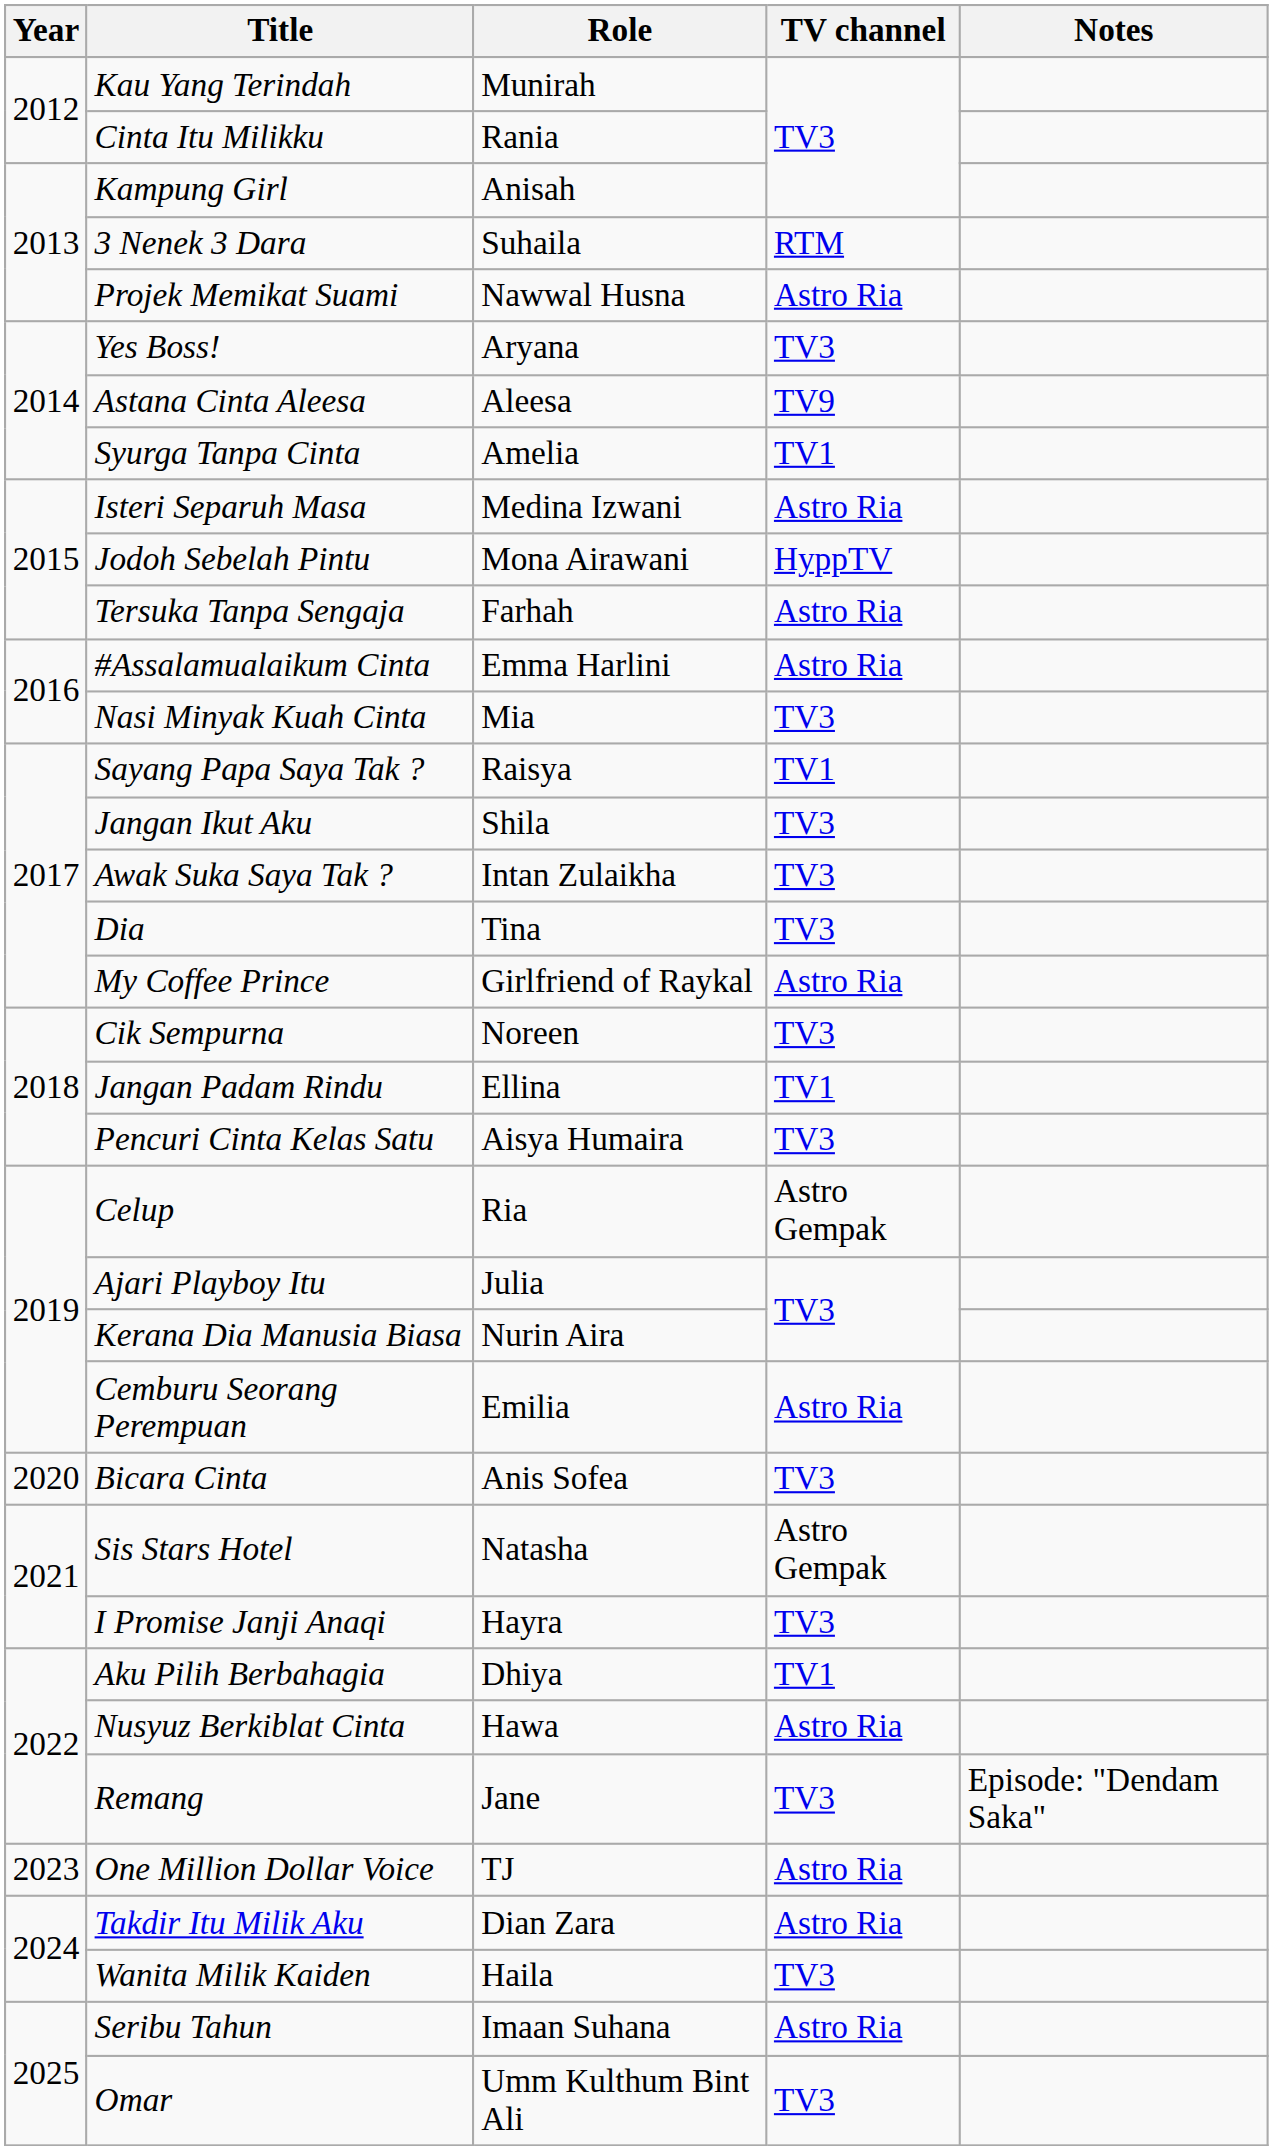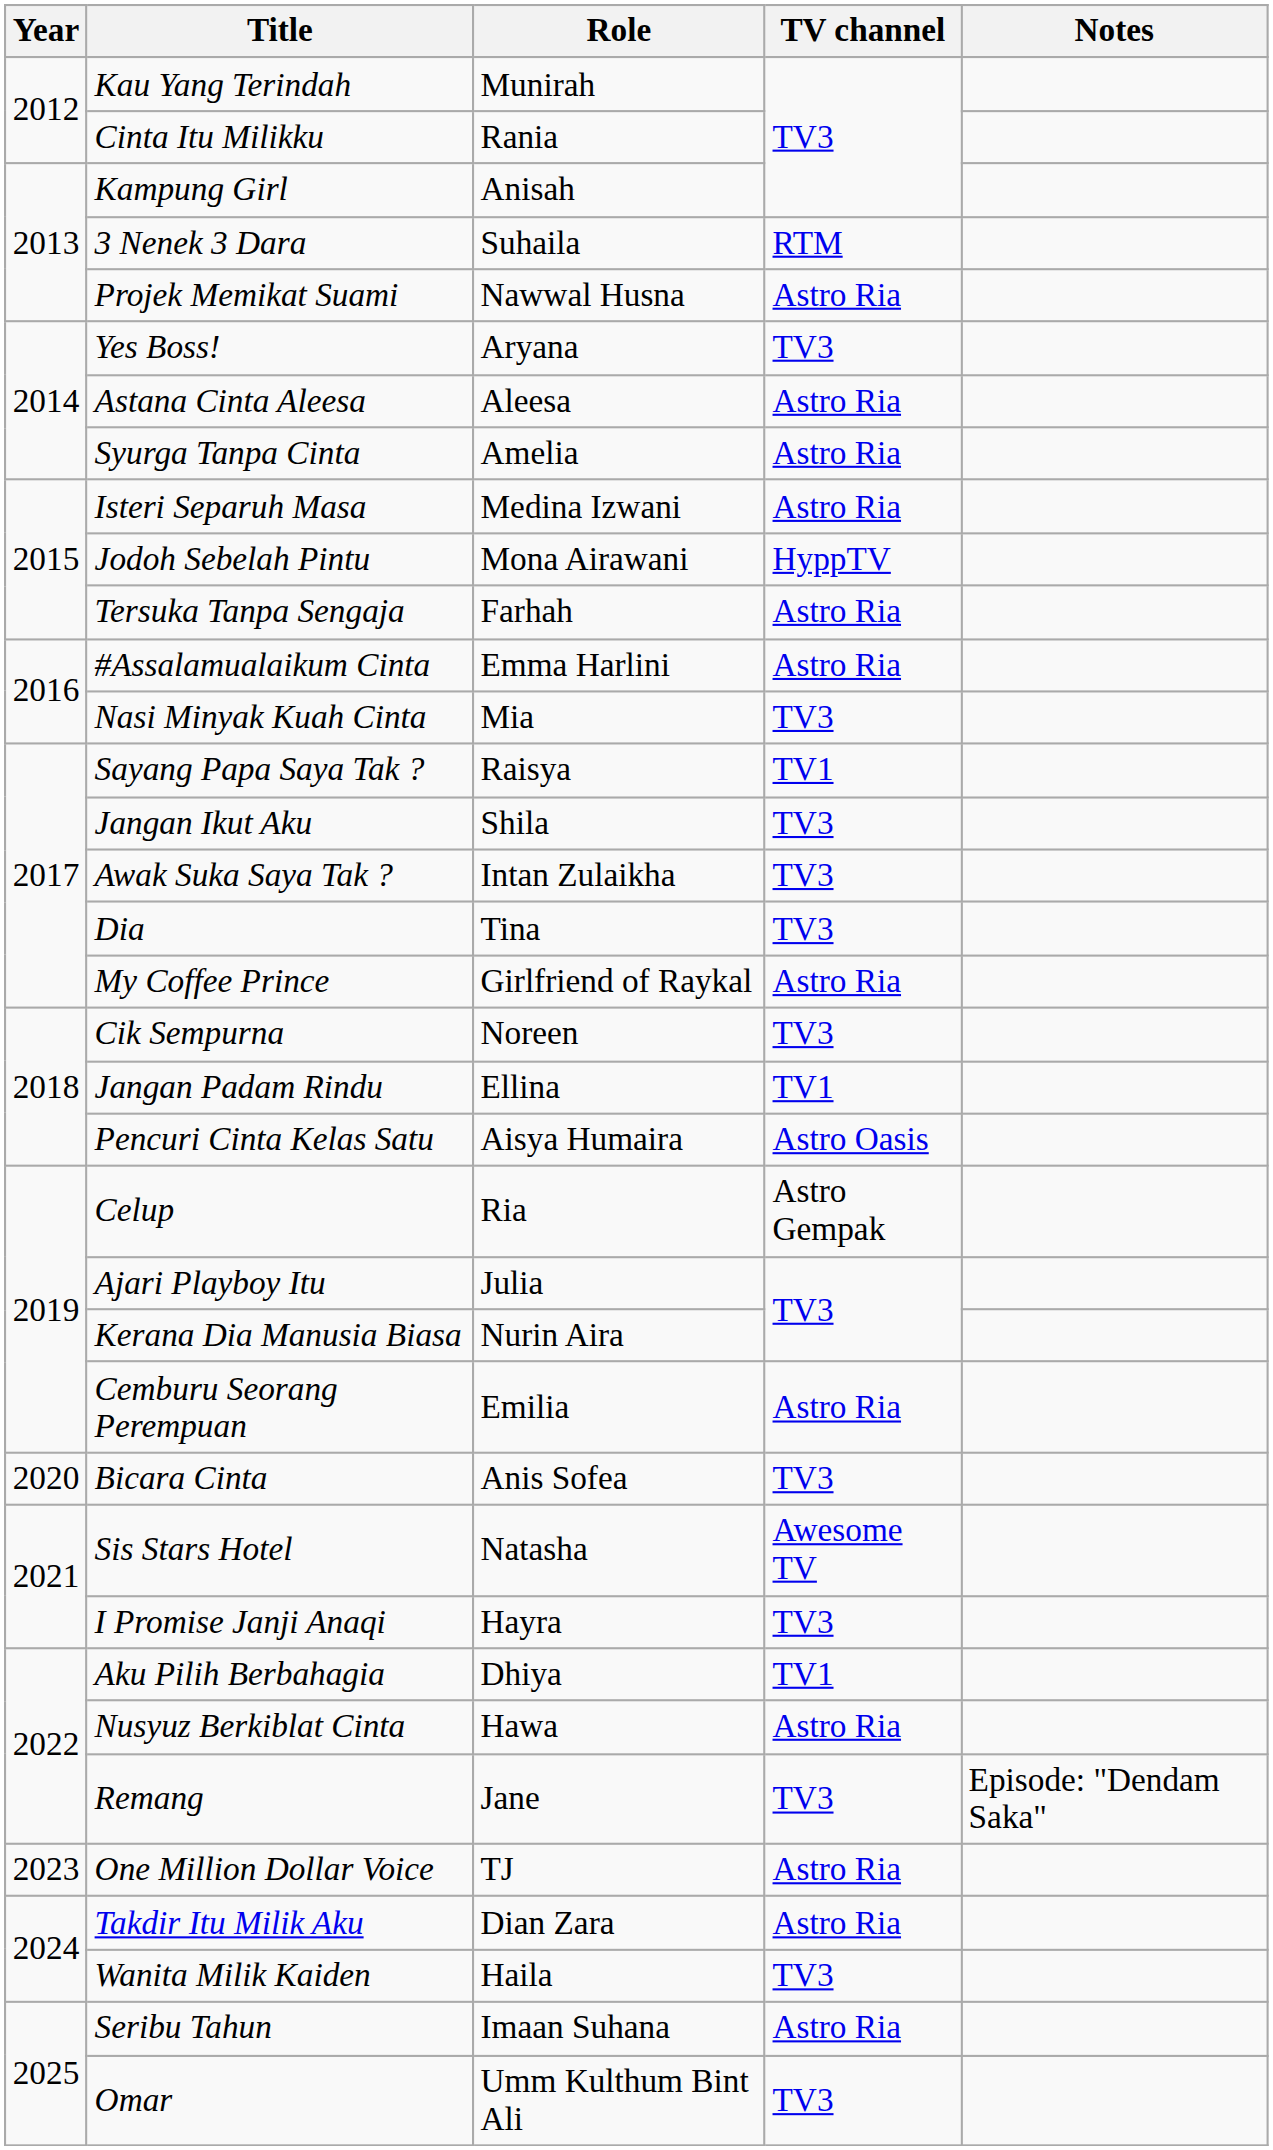(804, 400) TV9 -> (837, 400) Astro Ria
(804, 453) TV1 -> (837, 453) Astro Ria
(804, 1139) TV3 -> (851, 1139) Astro Oasis
(830, 1549) Astro Gempak -> (838, 1549) Awesome TV
